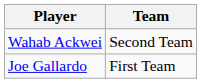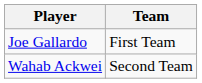rows swapped: (47, 66) <-> (55, 41)
